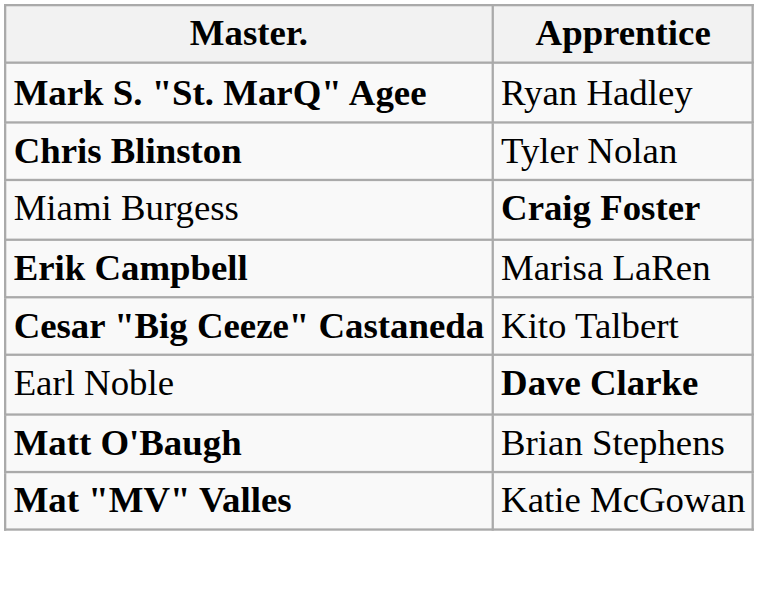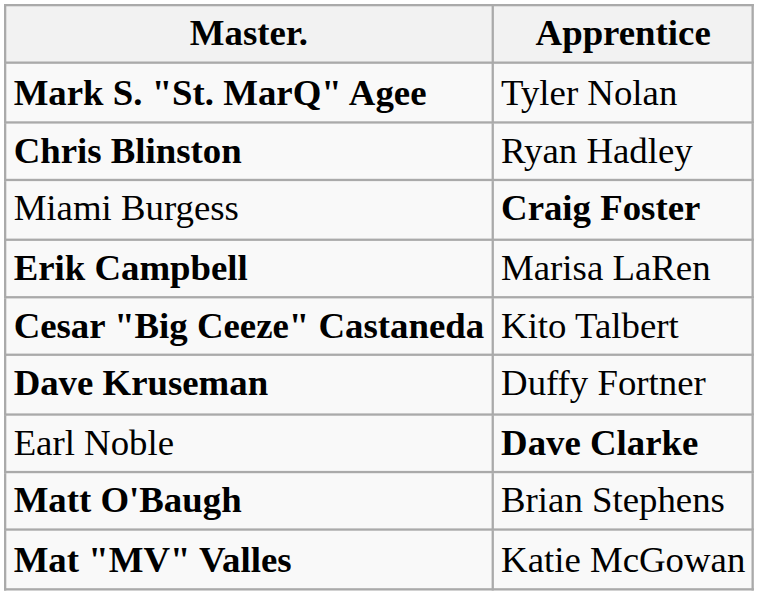(597, 92) Ryan Hadley -> (589, 92) Tyler Nolan
(589, 150) Tyler Nolan -> (597, 150) Ryan Hadley
+ row: (141, 383)
